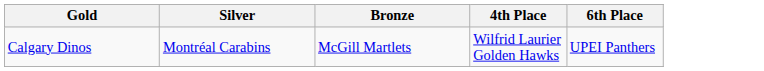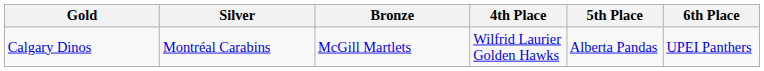+ column: (615, 15)
